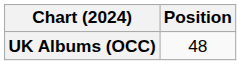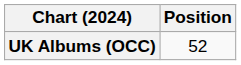(198, 45) 48 -> (198, 45) 52
